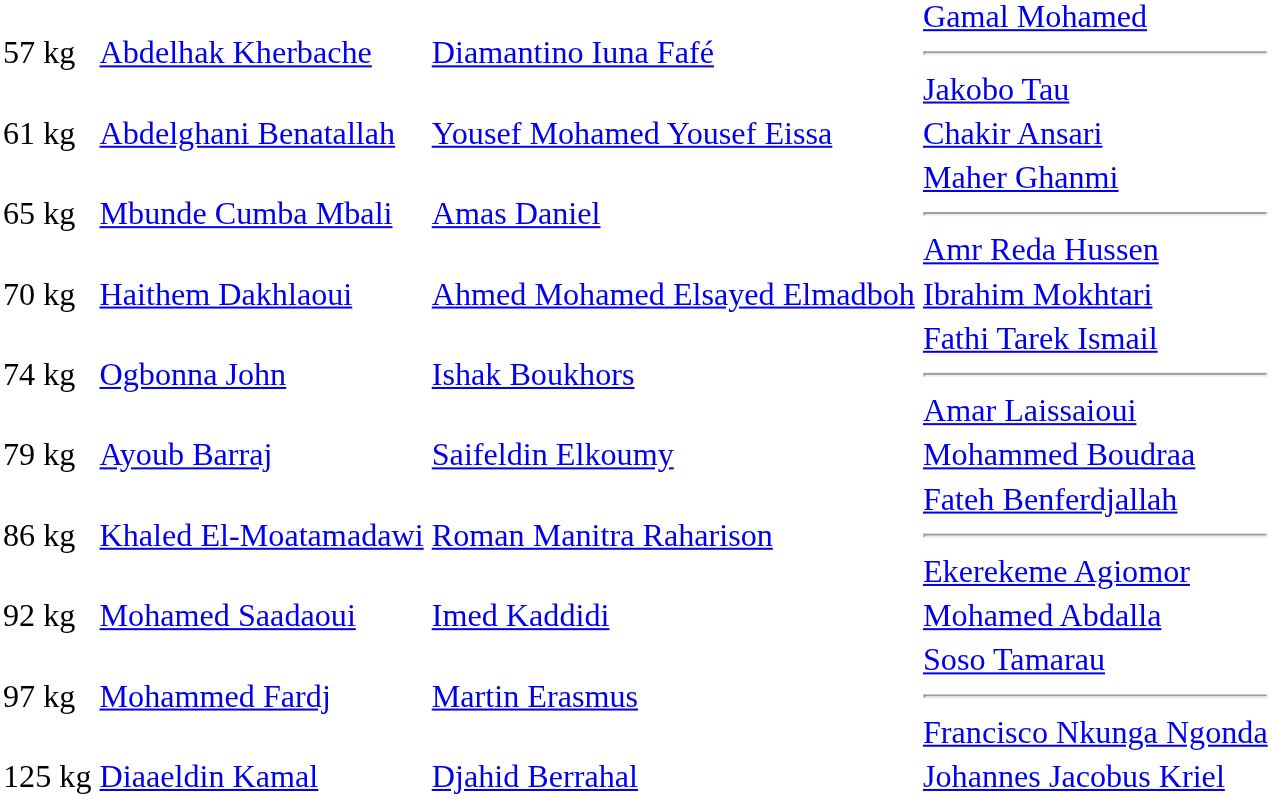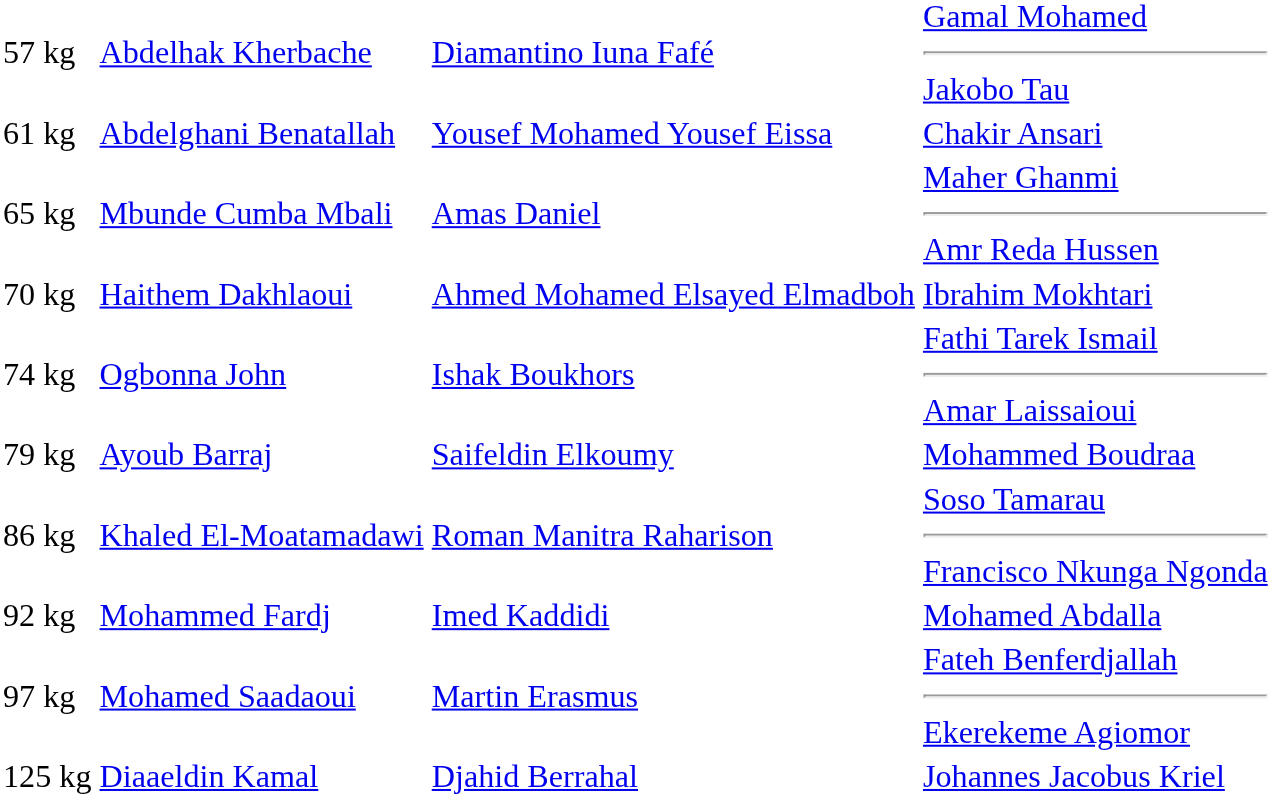(1095, 535) Fateh Benferdjallah Ekerekeme Agiomor -> (1095, 535) Soso Tamarau Francisco Nkunga Ngonda
(228, 615) Mohamed Saadaoui -> (215, 615) Mohammed Fardj
(215, 695) Mohammed Fardj -> (228, 695) Mohamed Saadaoui
(1095, 695) Soso Tamarau Francisco Nkunga Ngonda -> (1095, 695) Fateh Benferdjallah Ekerekeme Agiomor
